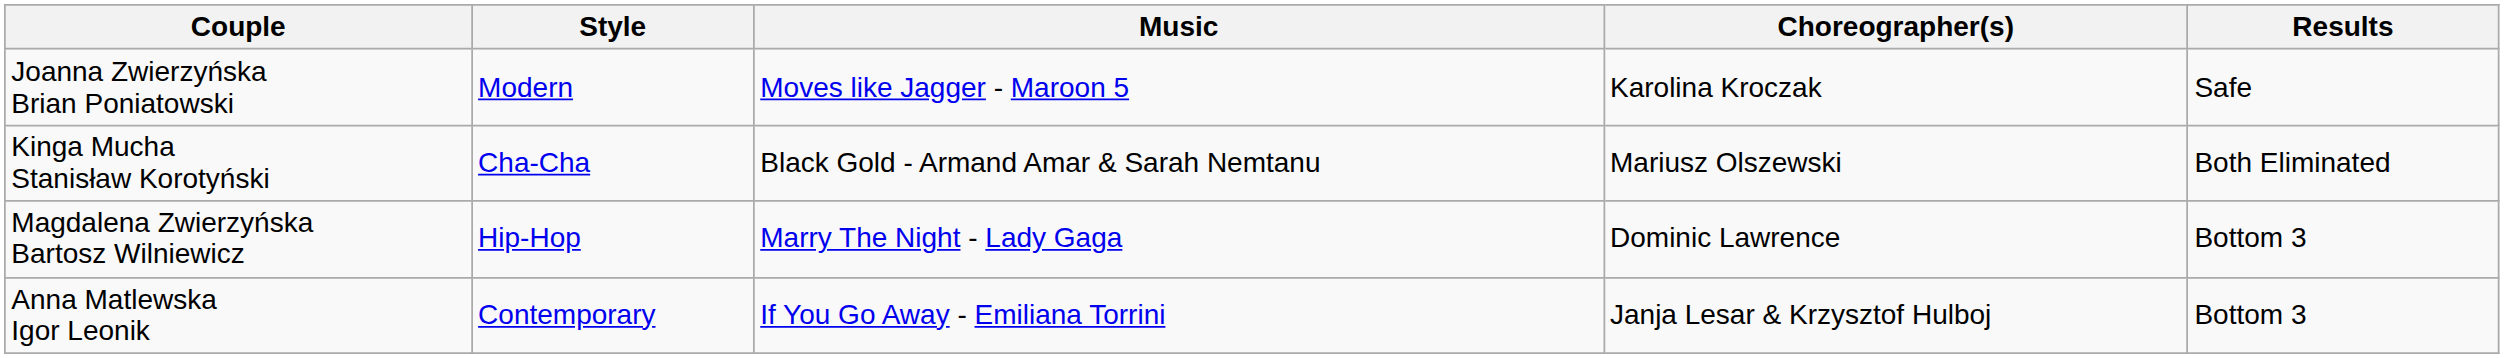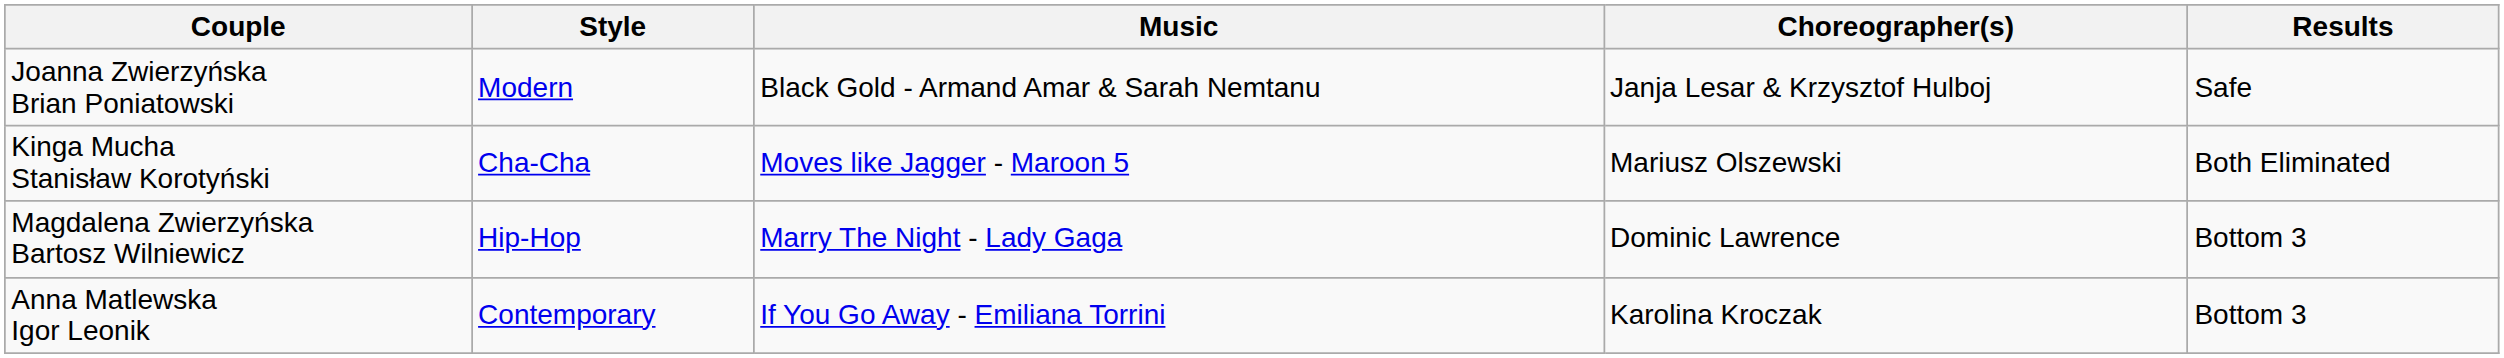(945, 86) Moves like Jagger - Maroon 5 -> (1040, 86) Black Gold - Armand Amar & Sarah Nemtanu
(1716, 86) Karolina Kroczak -> (1801, 86) Janja Lesar & Krzysztof Hulboj
(1040, 162) Black Gold - Armand Amar & Sarah Nemtanu -> (945, 162) Moves like Jagger - Maroon 5
(1801, 314) Janja Lesar & Krzysztof Hulboj -> (1716, 314) Karolina Kroczak
